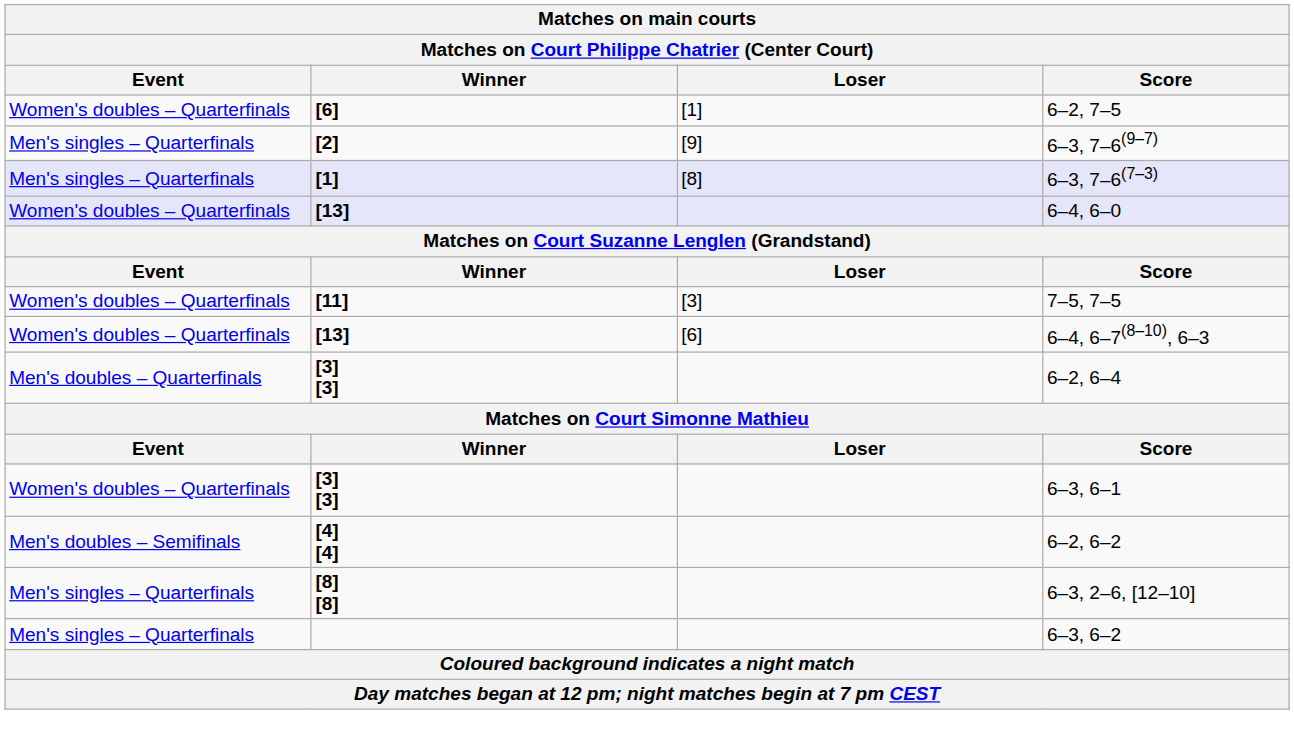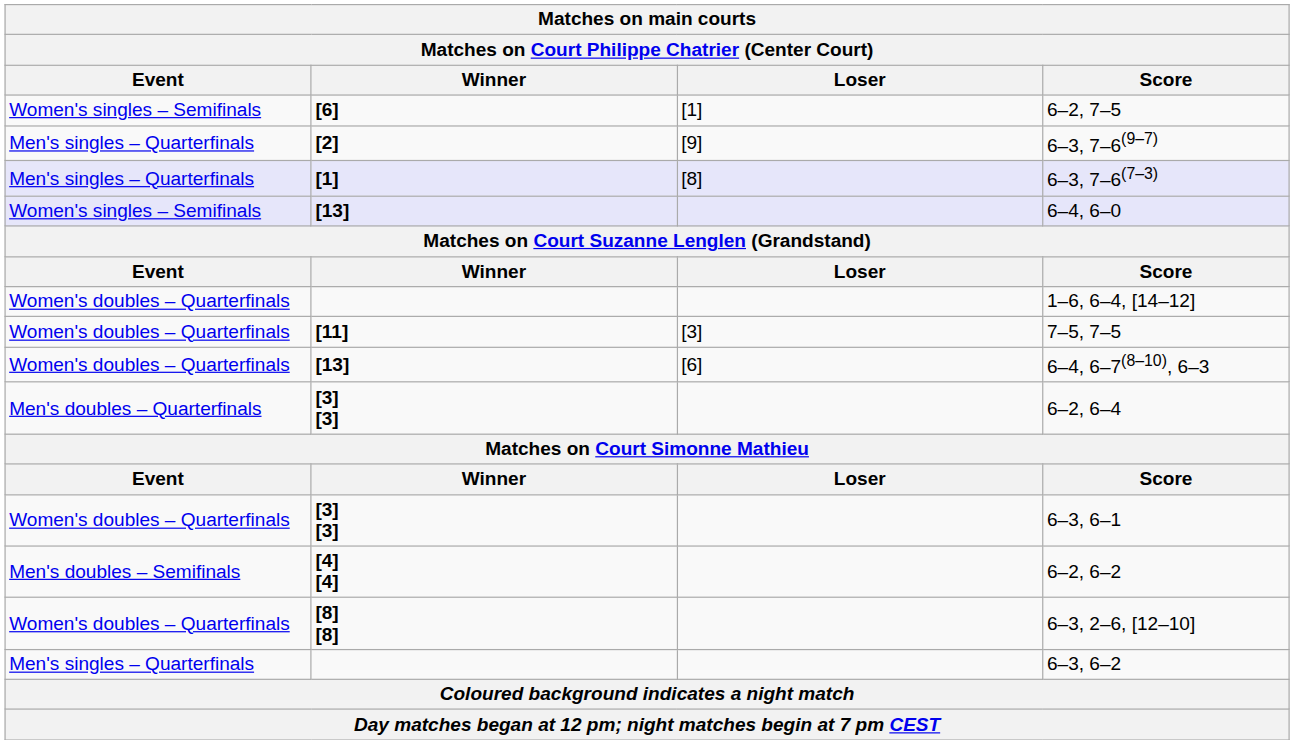(149, 110) Women's doubles – Quarterfinals -> (135, 110) Women's singles – Semifinals
(149, 211) Women's doubles – Quarterfinals -> (135, 211) Women's singles – Semifinals
+ row: (1121, 301)
(132, 593) Men's singles – Quarterfinals -> (149, 623) Women's doubles – Quarterfinals
